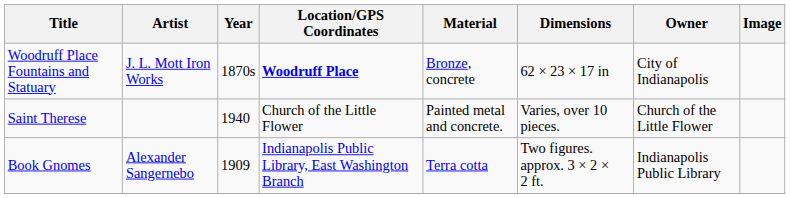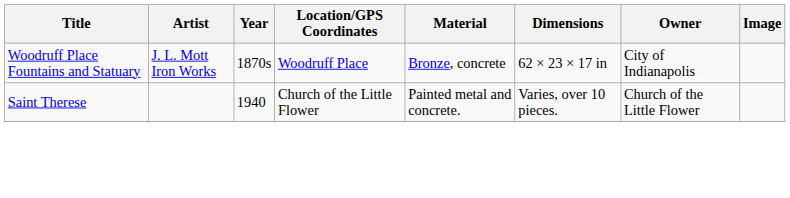(310, 71) bold -> (323, 63) normal
- row: (49, 165)
